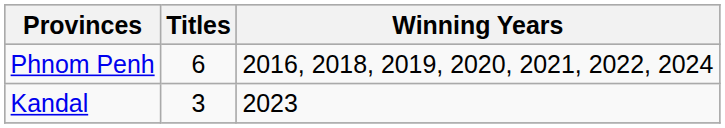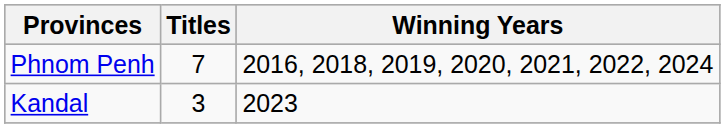(199, 64) 6 -> (199, 64) 7
